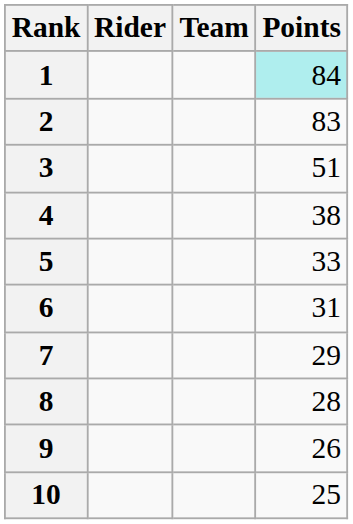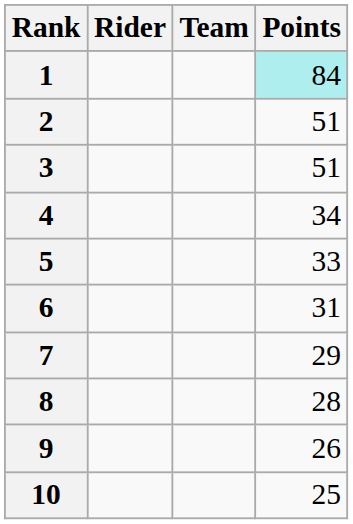(326, 121) 83 -> (326, 121) 51
(326, 214) 38 -> (326, 214) 34
